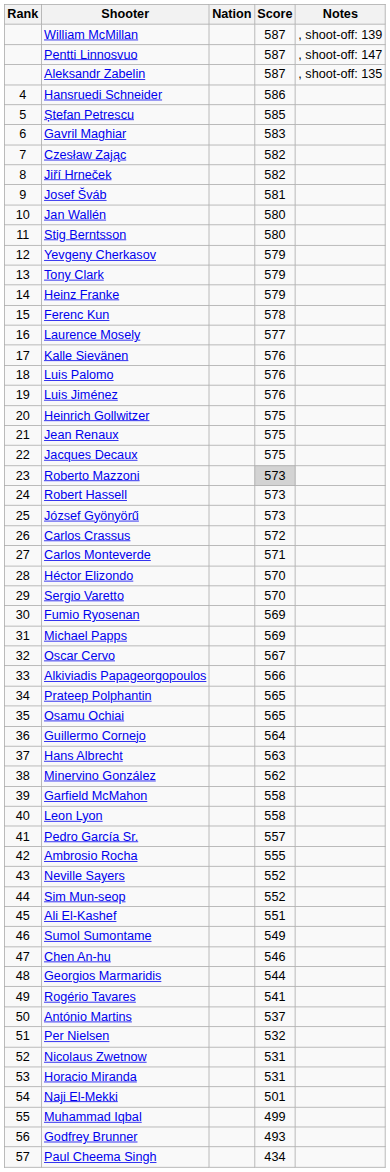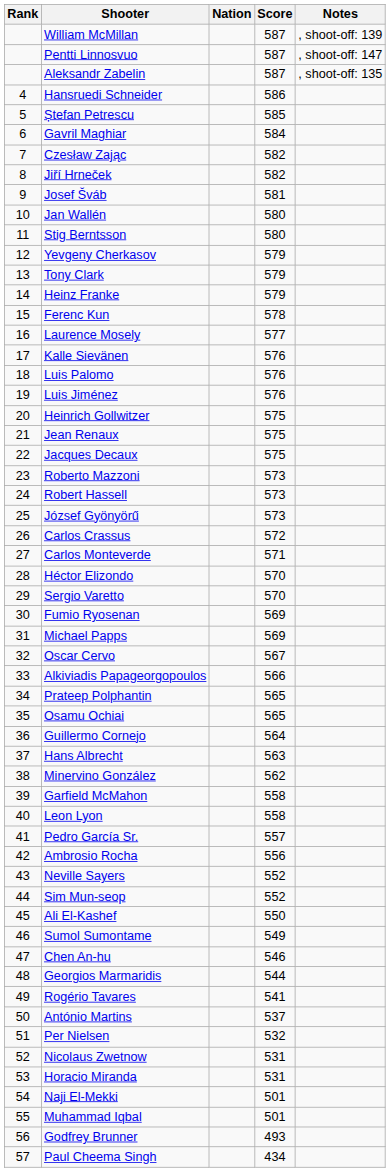(275, 134) 583 -> (275, 134) 584
(275, 475) lightgrey background -> (275, 475) no background
(275, 856) 555 -> (275, 856) 556
(275, 916) 551 -> (275, 916) 550
(275, 1117) 499 -> (275, 1117) 501
